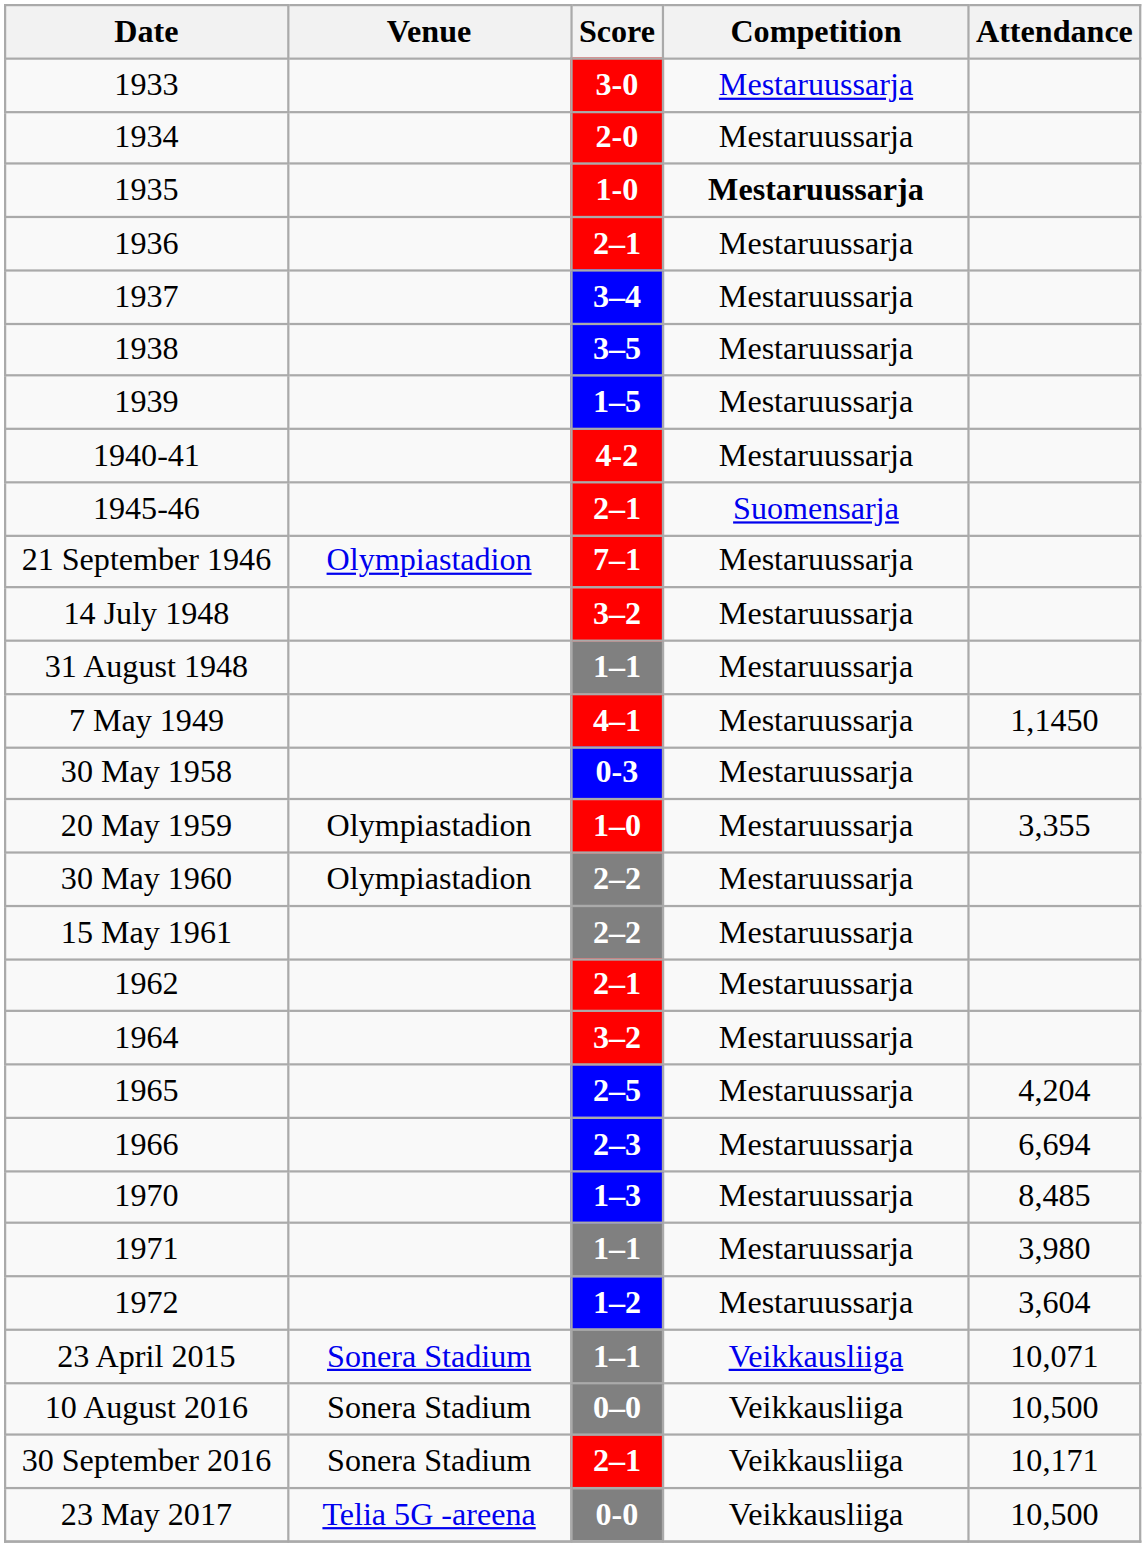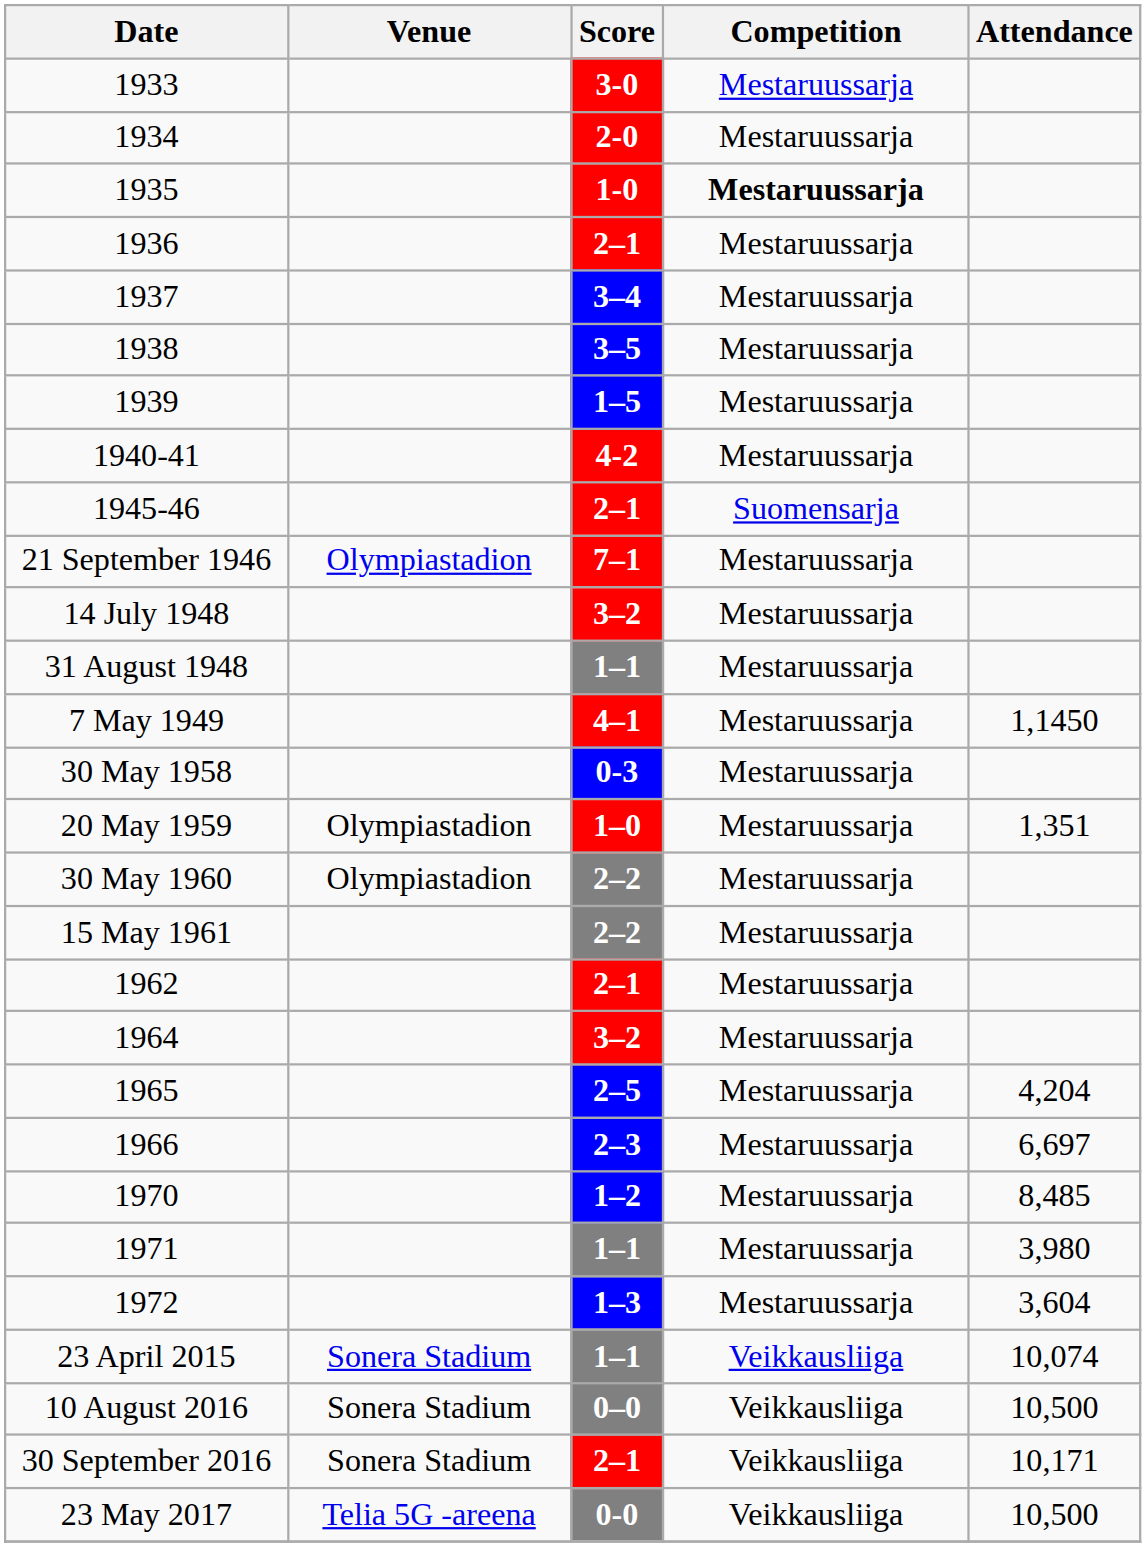(1054, 825) 3,355 -> (1054, 825) 1,351
(1054, 1143) 6,694 -> (1054, 1143) 6,697
(617, 1196) 1–3 -> (617, 1196) 1–2
(617, 1302) 1–2 -> (617, 1302) 1–3
(1054, 1355) 10,071 -> (1054, 1355) 10,074
